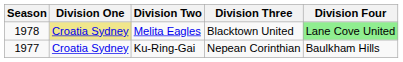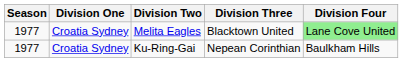(27, 31) 1978 -> (27, 31) 1977
(90, 31) khaki background -> (90, 31) no background
